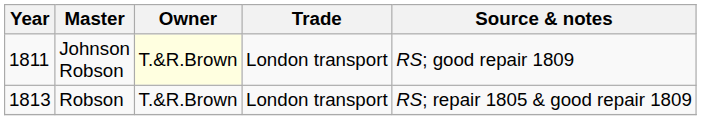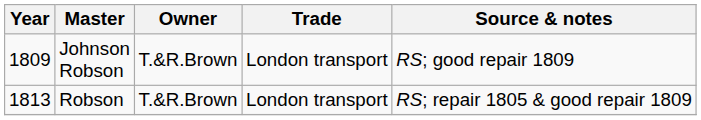(29, 59) 1811 -> (30, 59) 1809
(188, 59) lightyellow background -> (188, 59) no background
